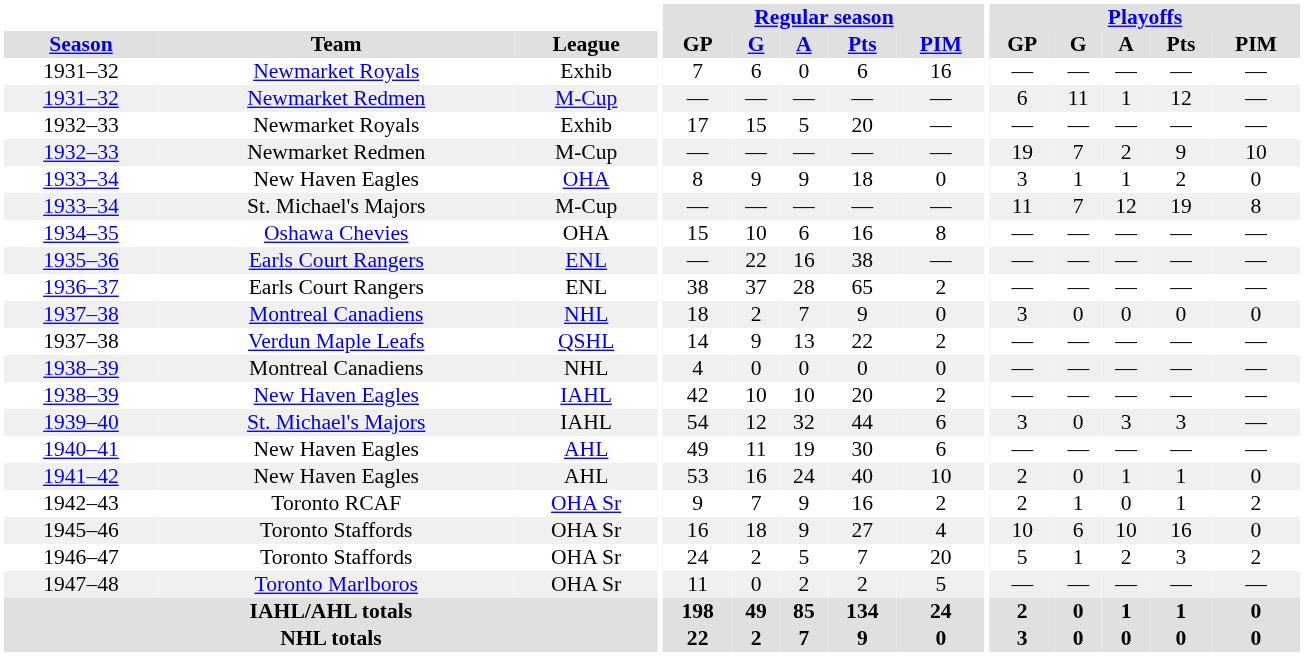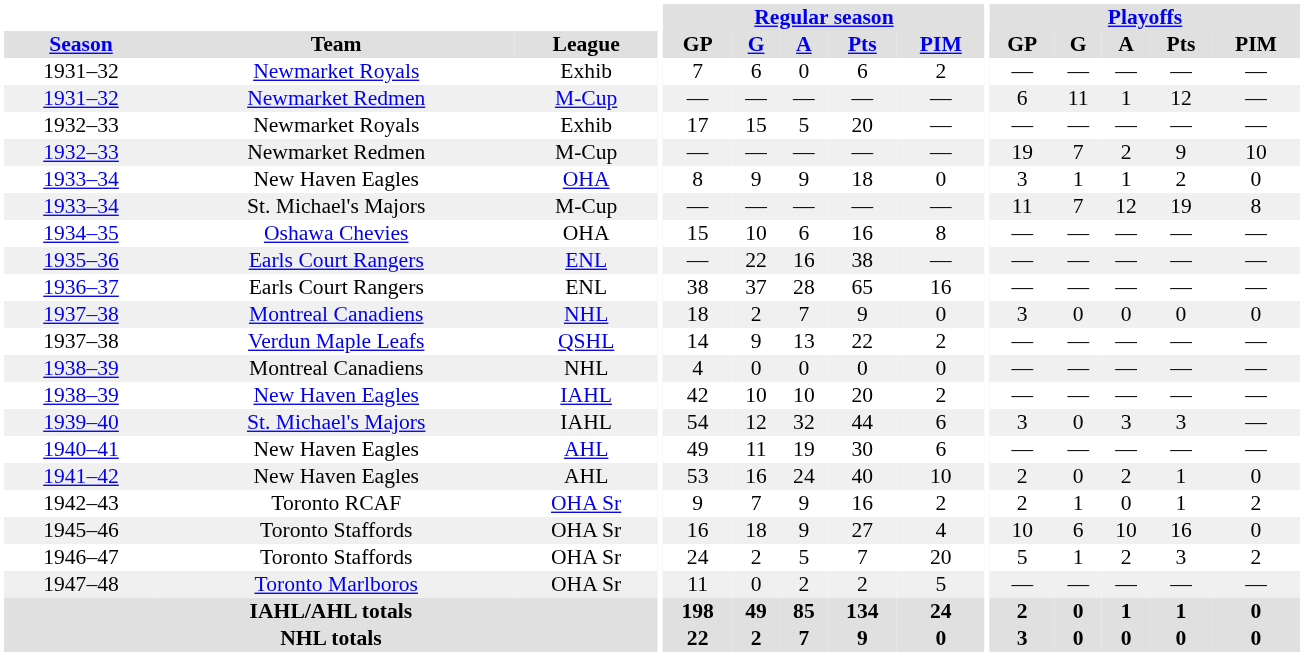(941, 71) 16 -> (941, 71) 2
(941, 287) 2 -> (941, 287) 16
(1126, 476) 1 -> (1126, 476) 2
